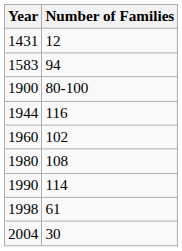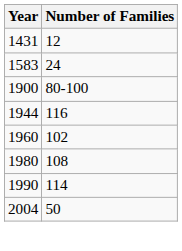(53, 64) 94 -> (53, 64) 24
- row: (23, 209)
(53, 233) 30 -> (53, 209) 50
